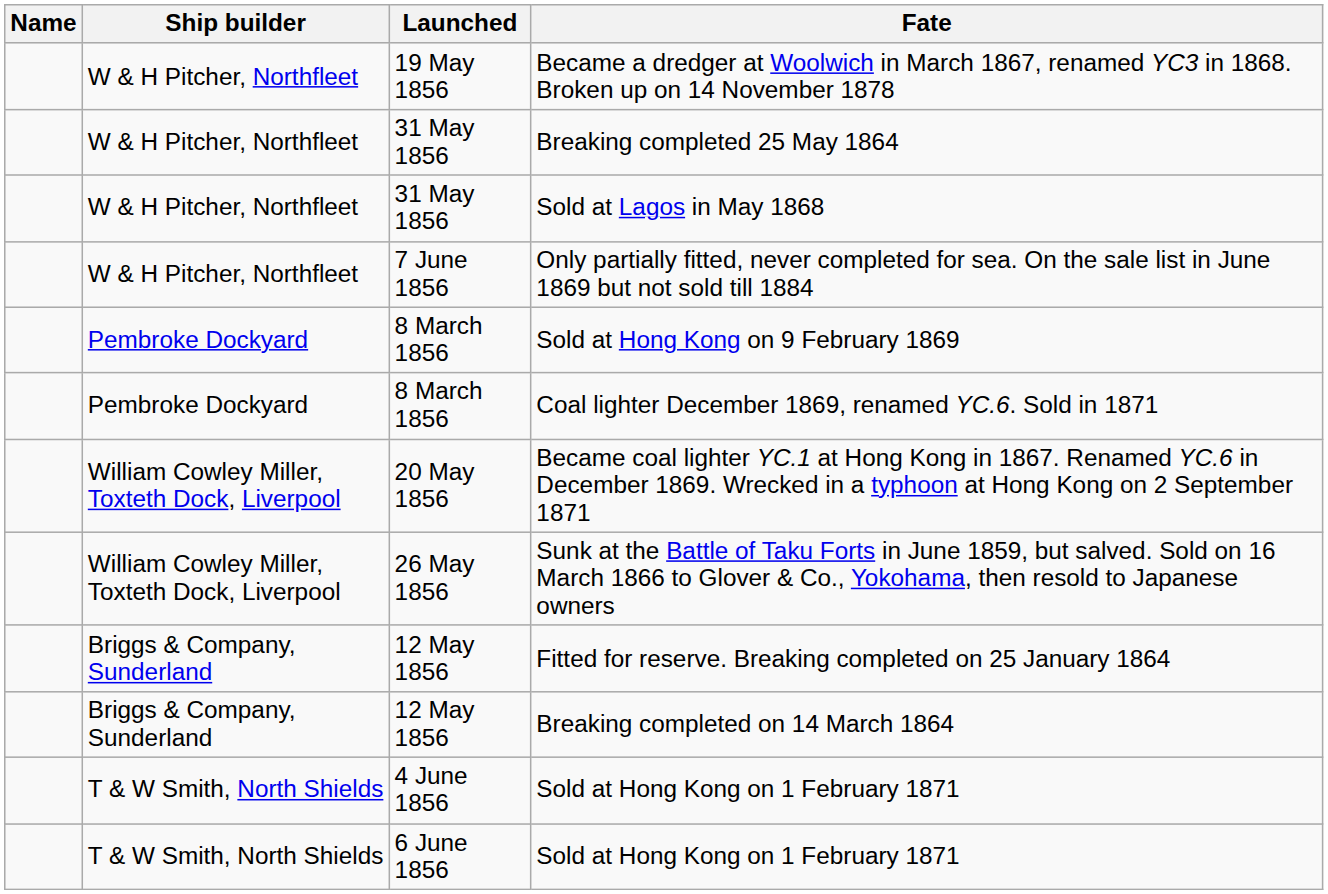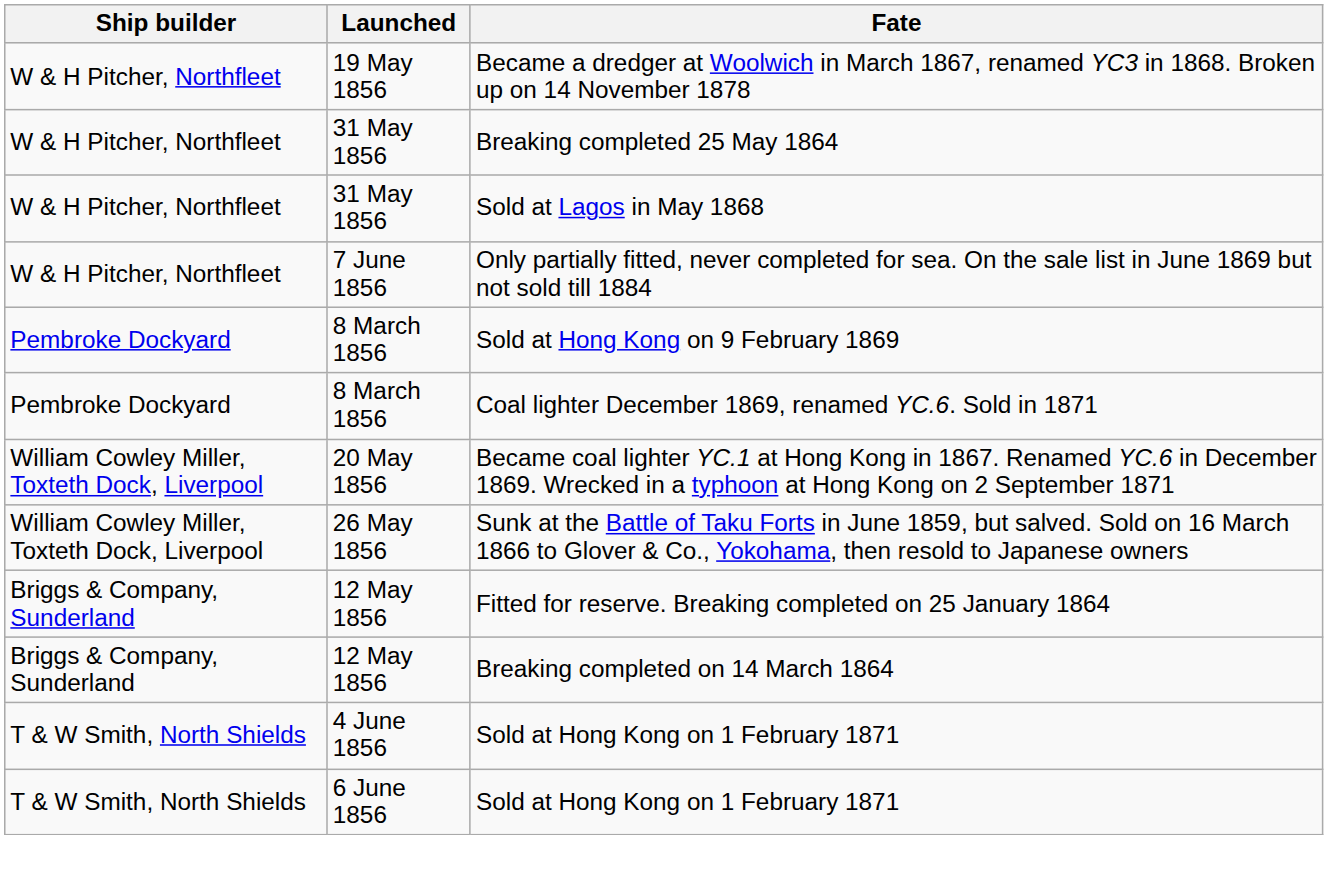- column: (43, 23)
